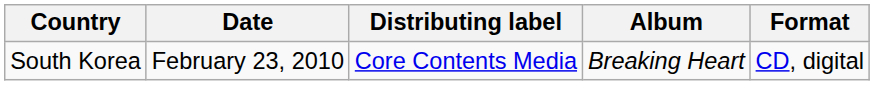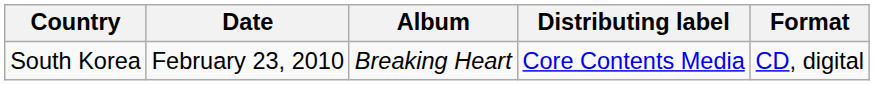columns swapped: (666, 23) <-> (466, 23)
